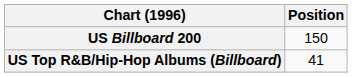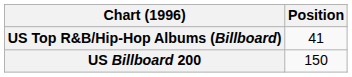rows swapped: (145, 38) <-> (145, 60)
